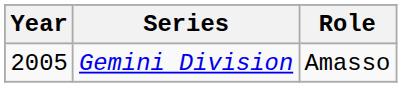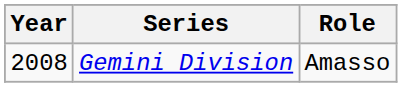(39, 63) 2005 -> (39, 63) 2008
